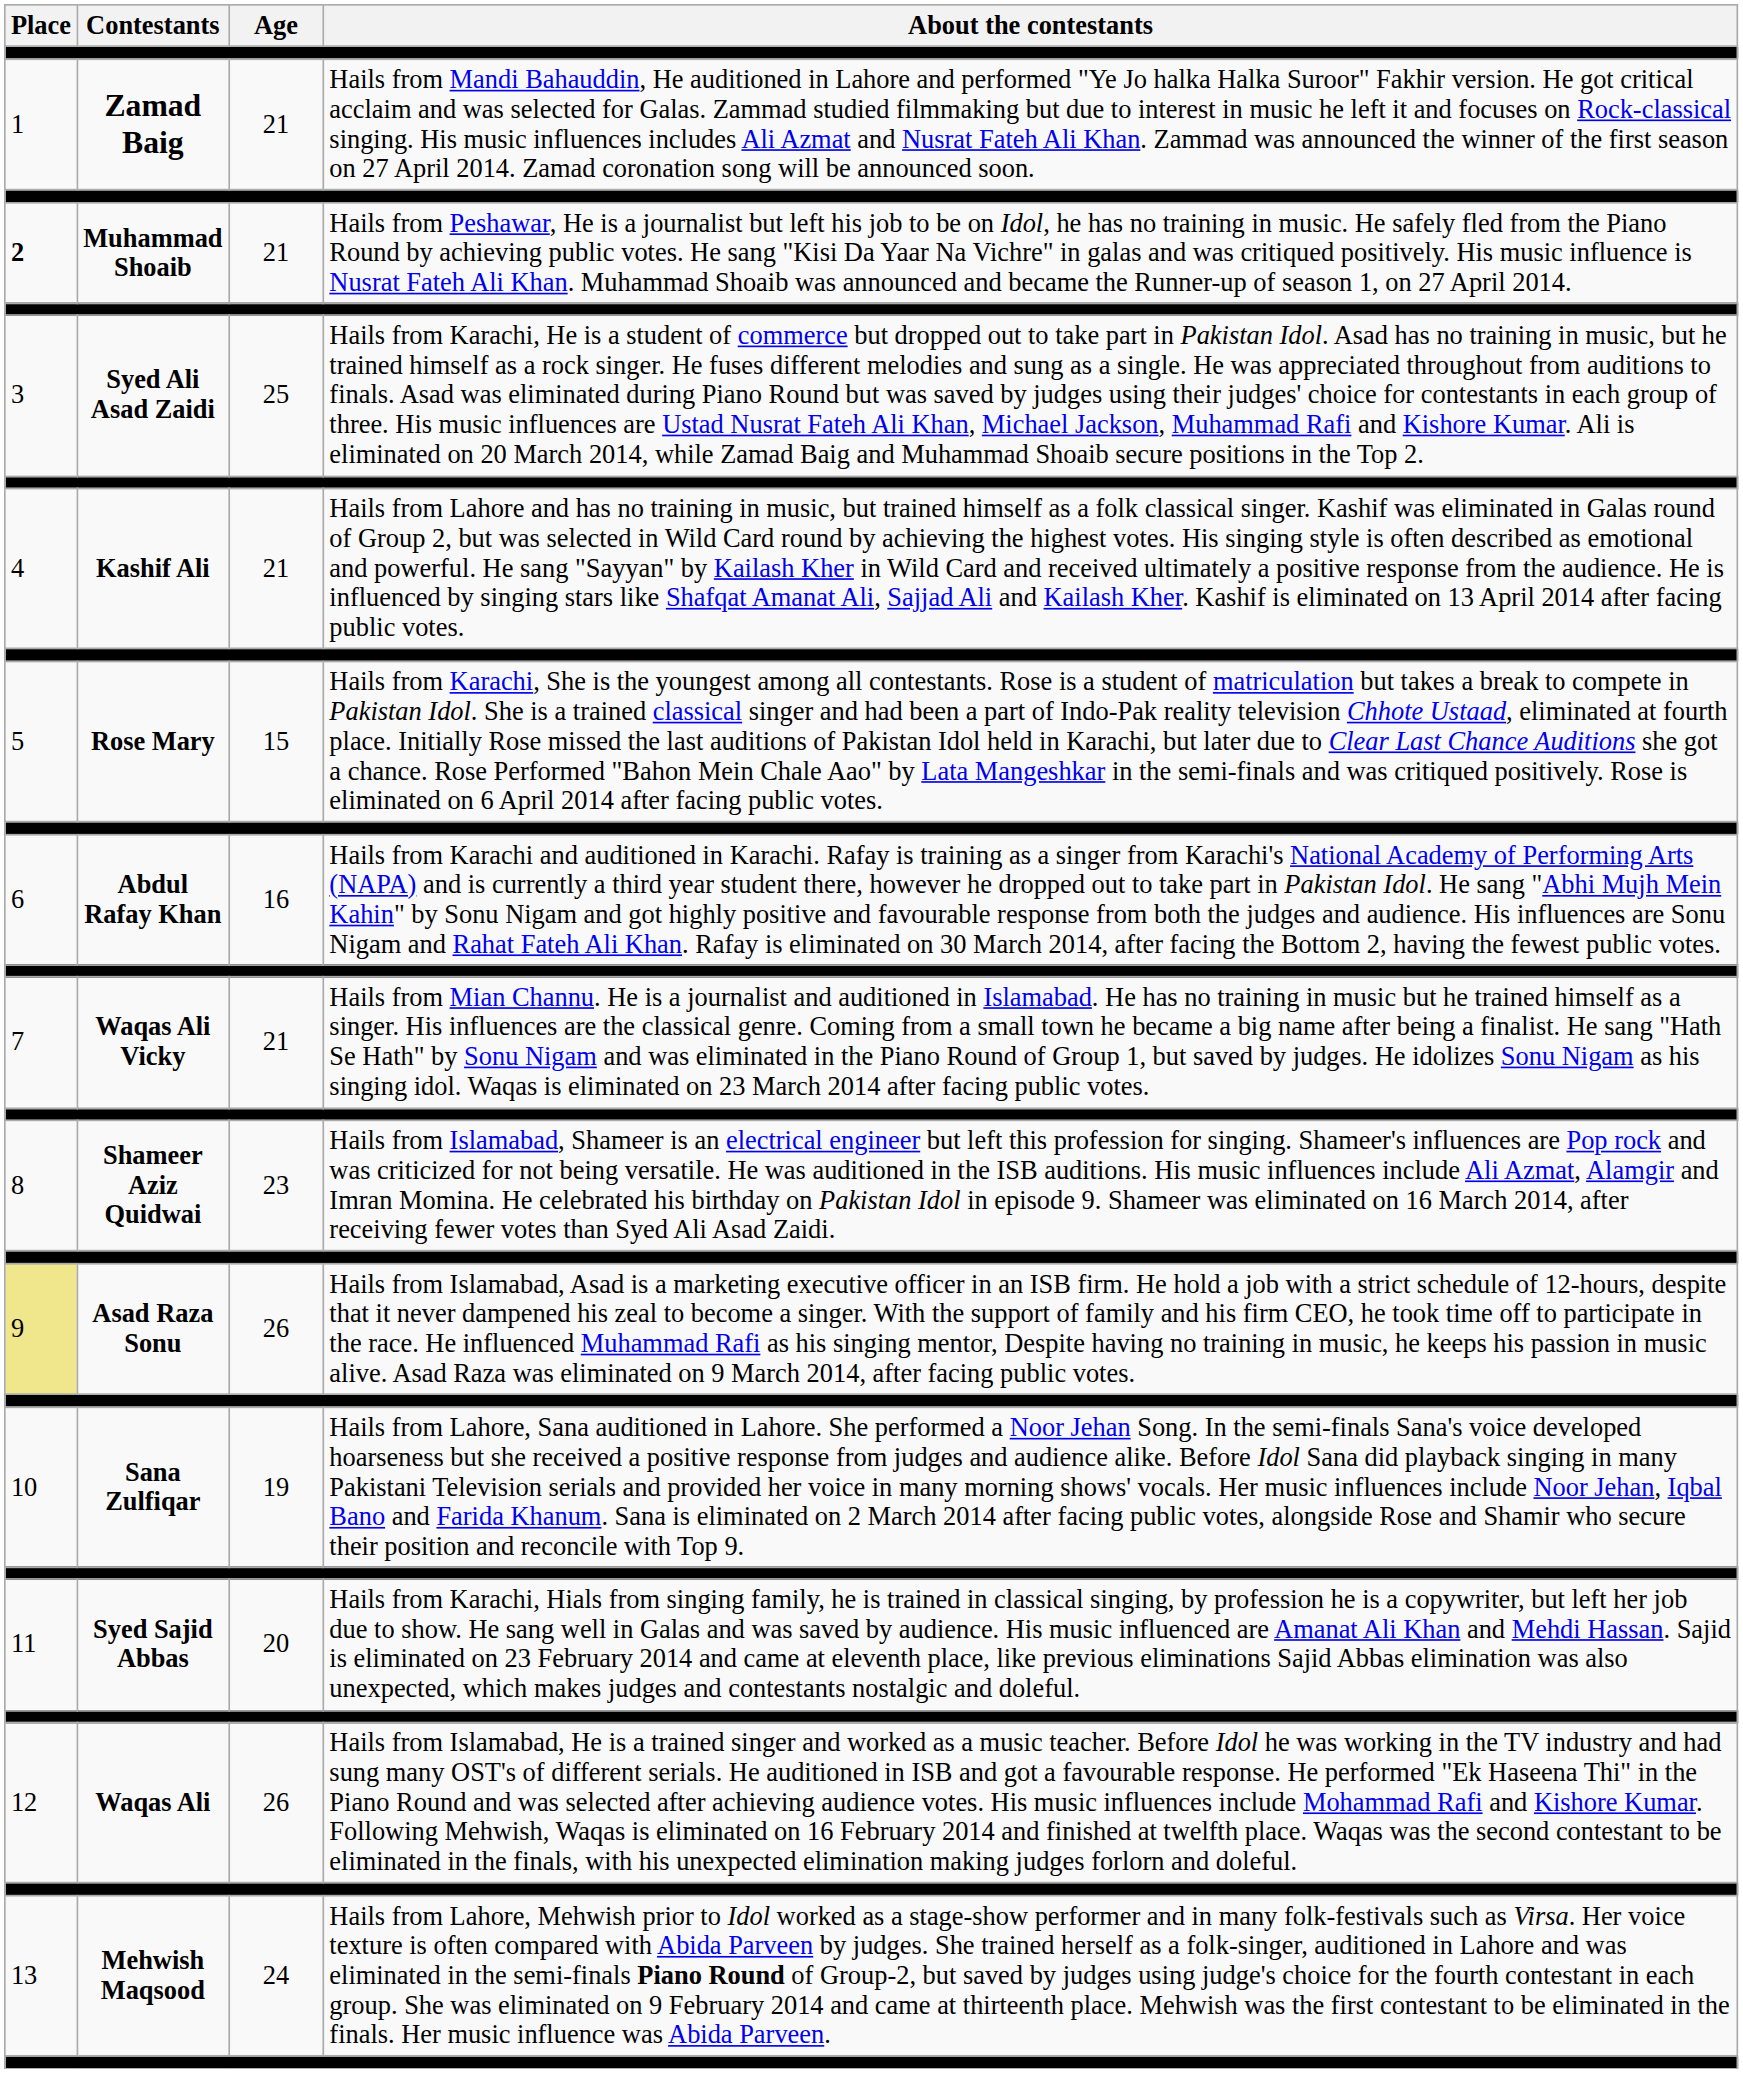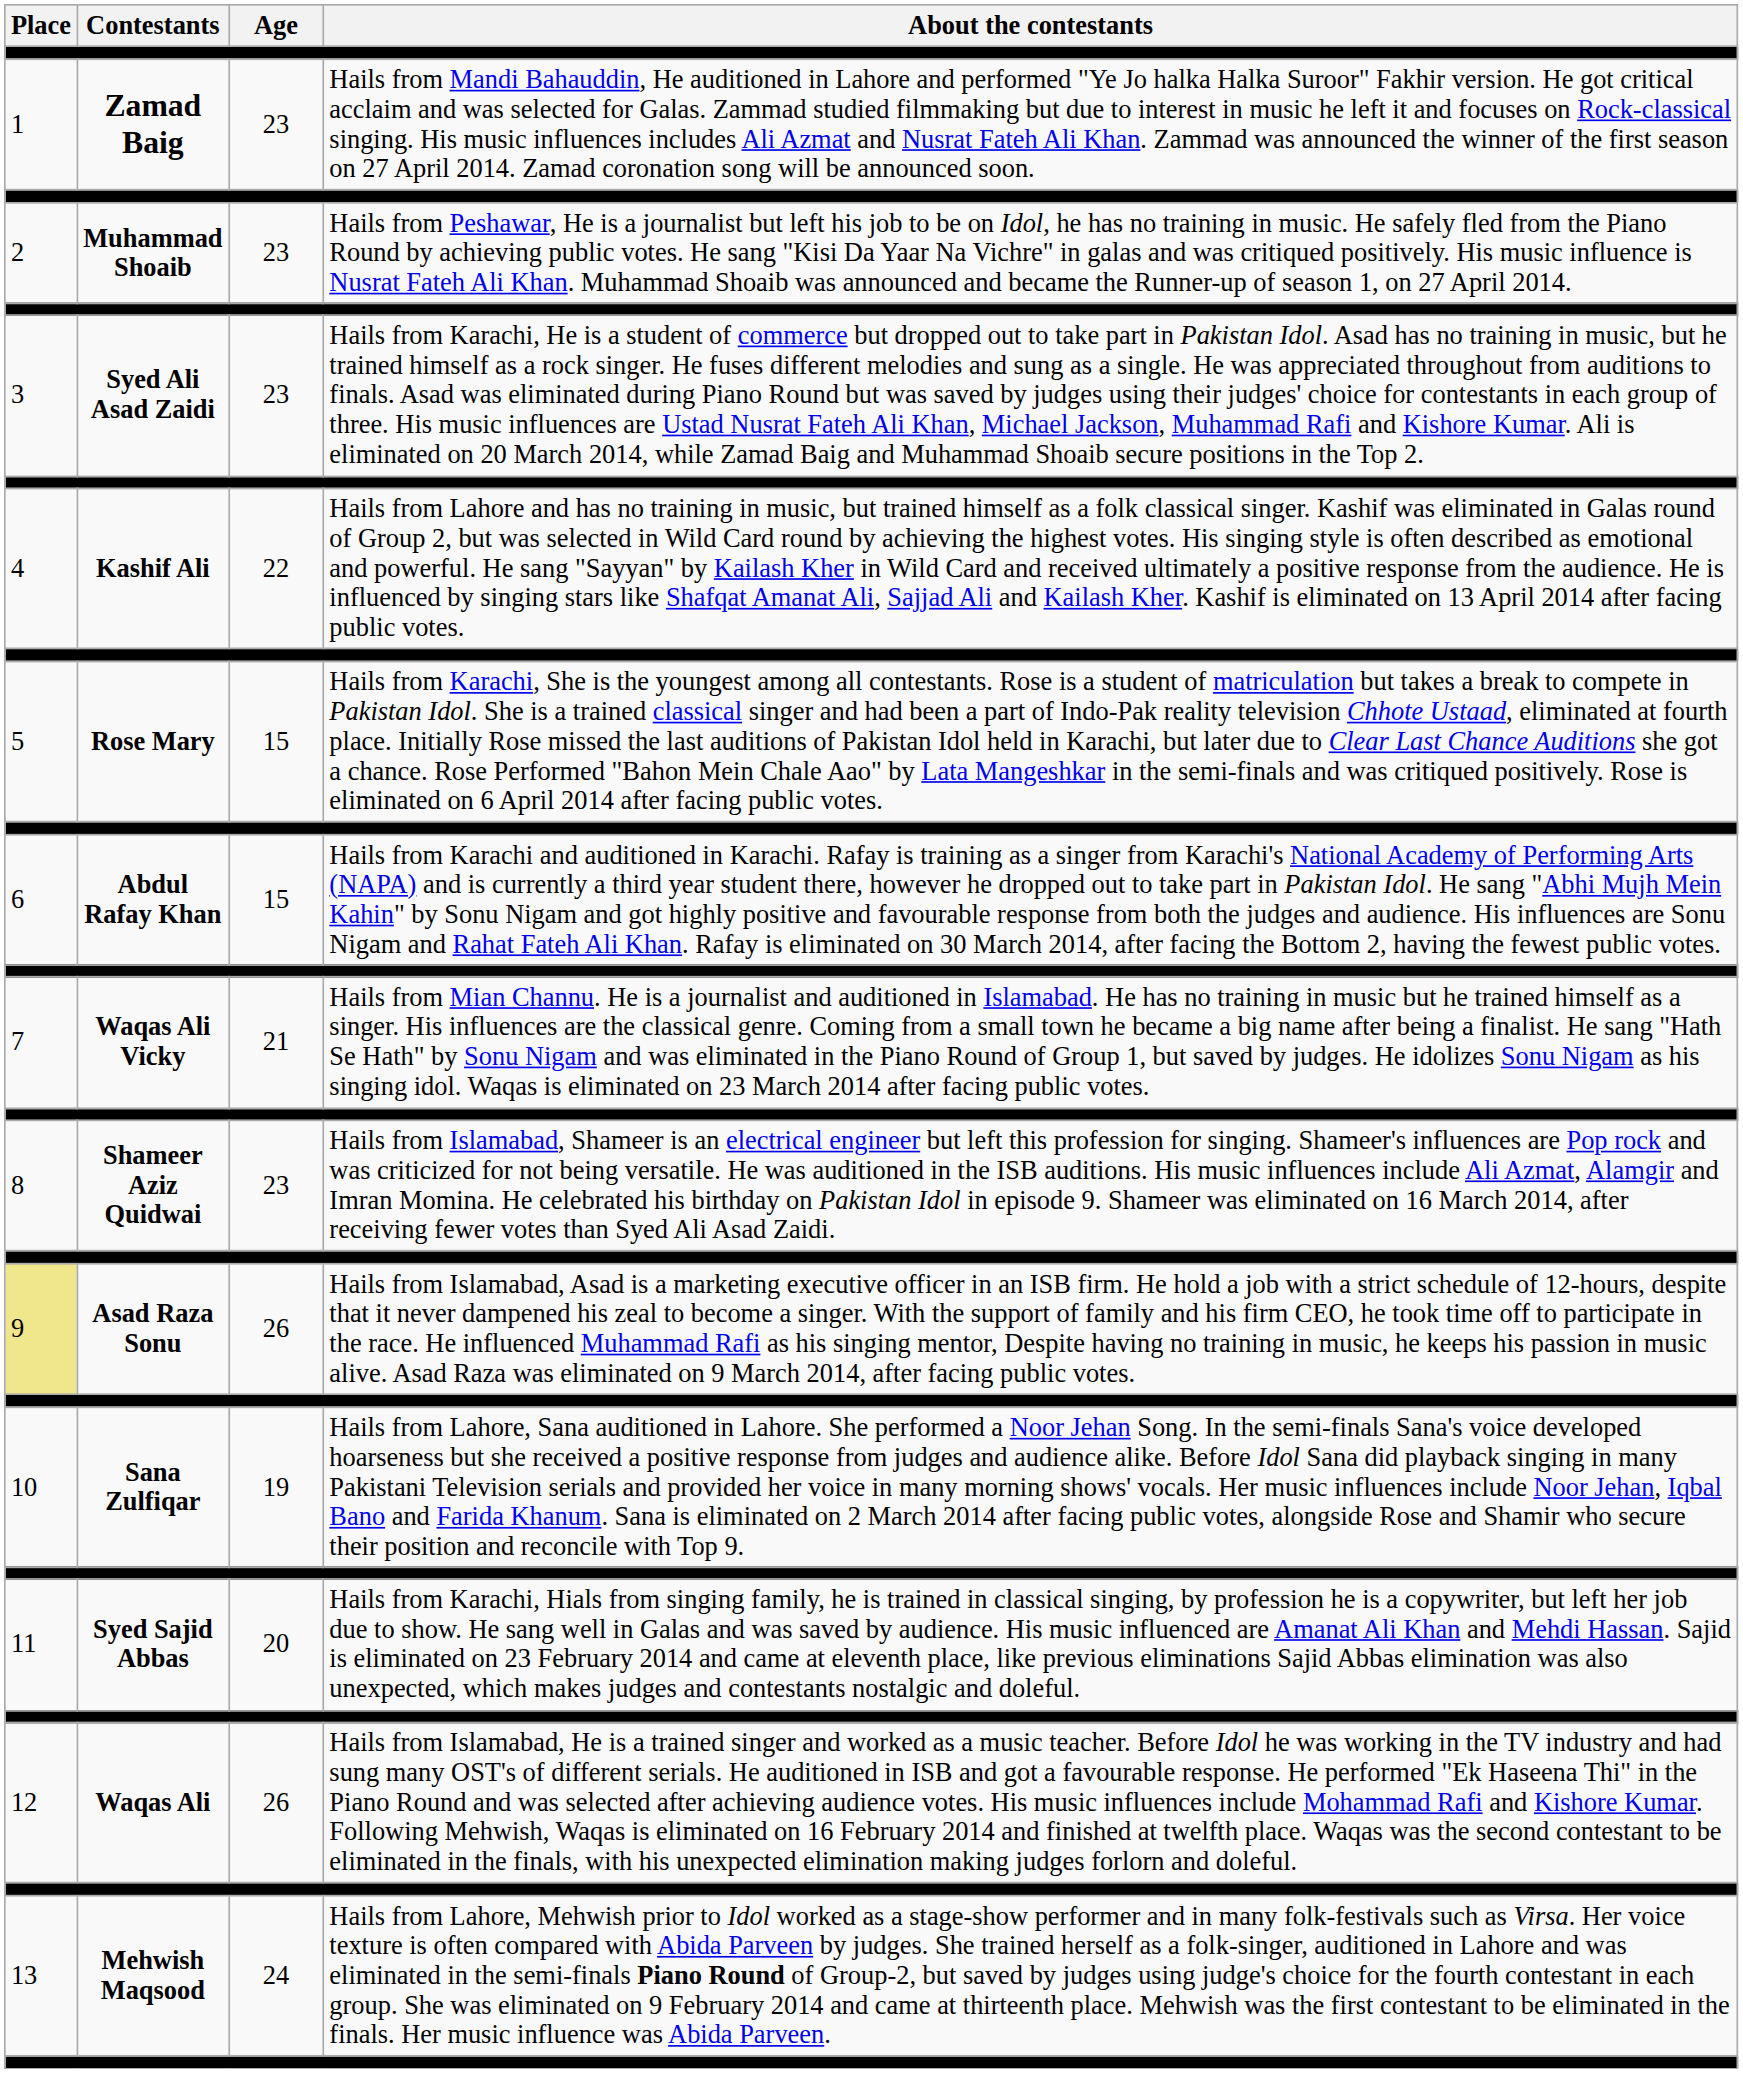(276, 124) 21 -> (276, 124) 23
(18, 252) bold -> (18, 252) normal
(276, 252) 21 -> (276, 252) 23
(276, 395) 25 -> (276, 395) 23
(276, 568) 21 -> (276, 568) 22
(276, 899) 16 -> (276, 899) 15
